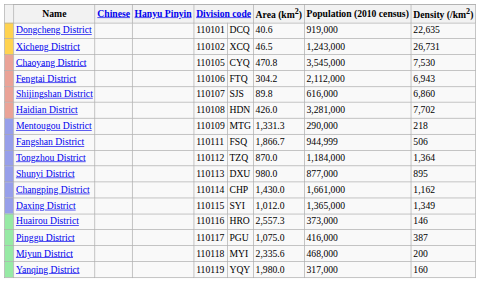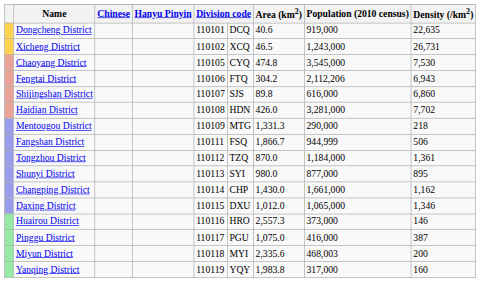(266, 63) 470.8 -> (266, 63) 474.8
(326, 79) 2,112,000 -> (326, 79) 2,112,206
(424, 158) 1,364 -> (424, 158) 1,361
(240, 174) DXU -> (237, 174) SYI
(237, 206) SYI -> (240, 206) DXU
(326, 206) 1,365,000 -> (326, 206) 1,065,000
(424, 206) 1,349 -> (424, 206) 1,346
(322, 254) 468,000 -> (322, 254) 468,003
(270, 269) 1,980.0 -> (270, 269) 1,983.8
